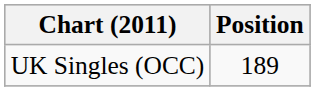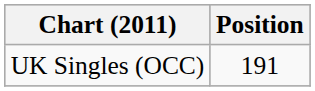(260, 65) 189 -> (260, 65) 191
